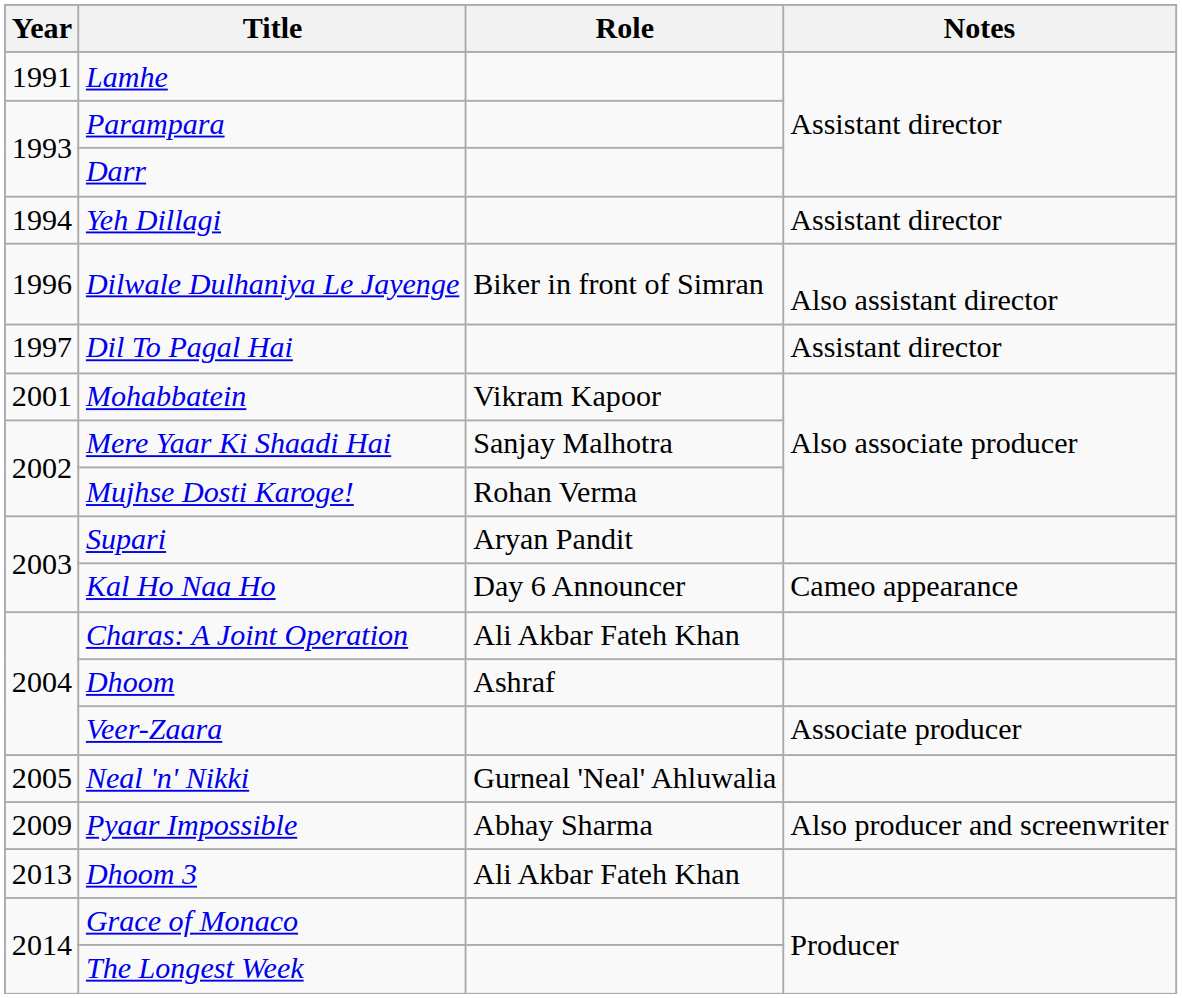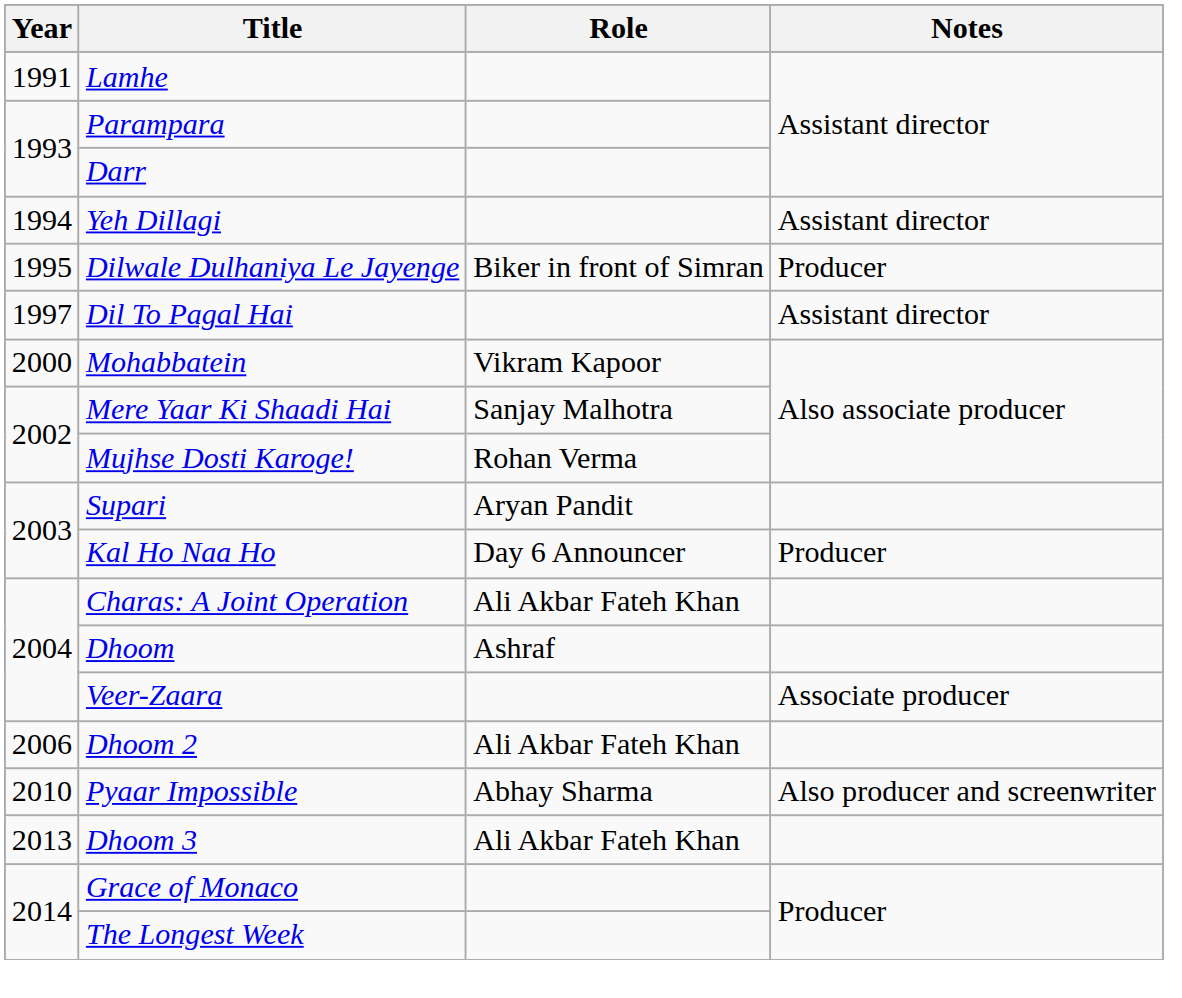(42, 283) 1996 -> (42, 266) 1995
(924, 300) Also assistant director -> (832, 266) Producer
(42, 396) 2001 -> (42, 362) 2000
(904, 586) Cameo appearance -> (832, 553) Producer
- row: (168, 777)
+ row: (141, 743)
(42, 825) 2009 -> (42, 791) 2010
